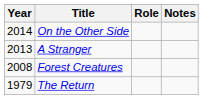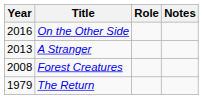(20, 31) 2014 -> (20, 31) 2016
